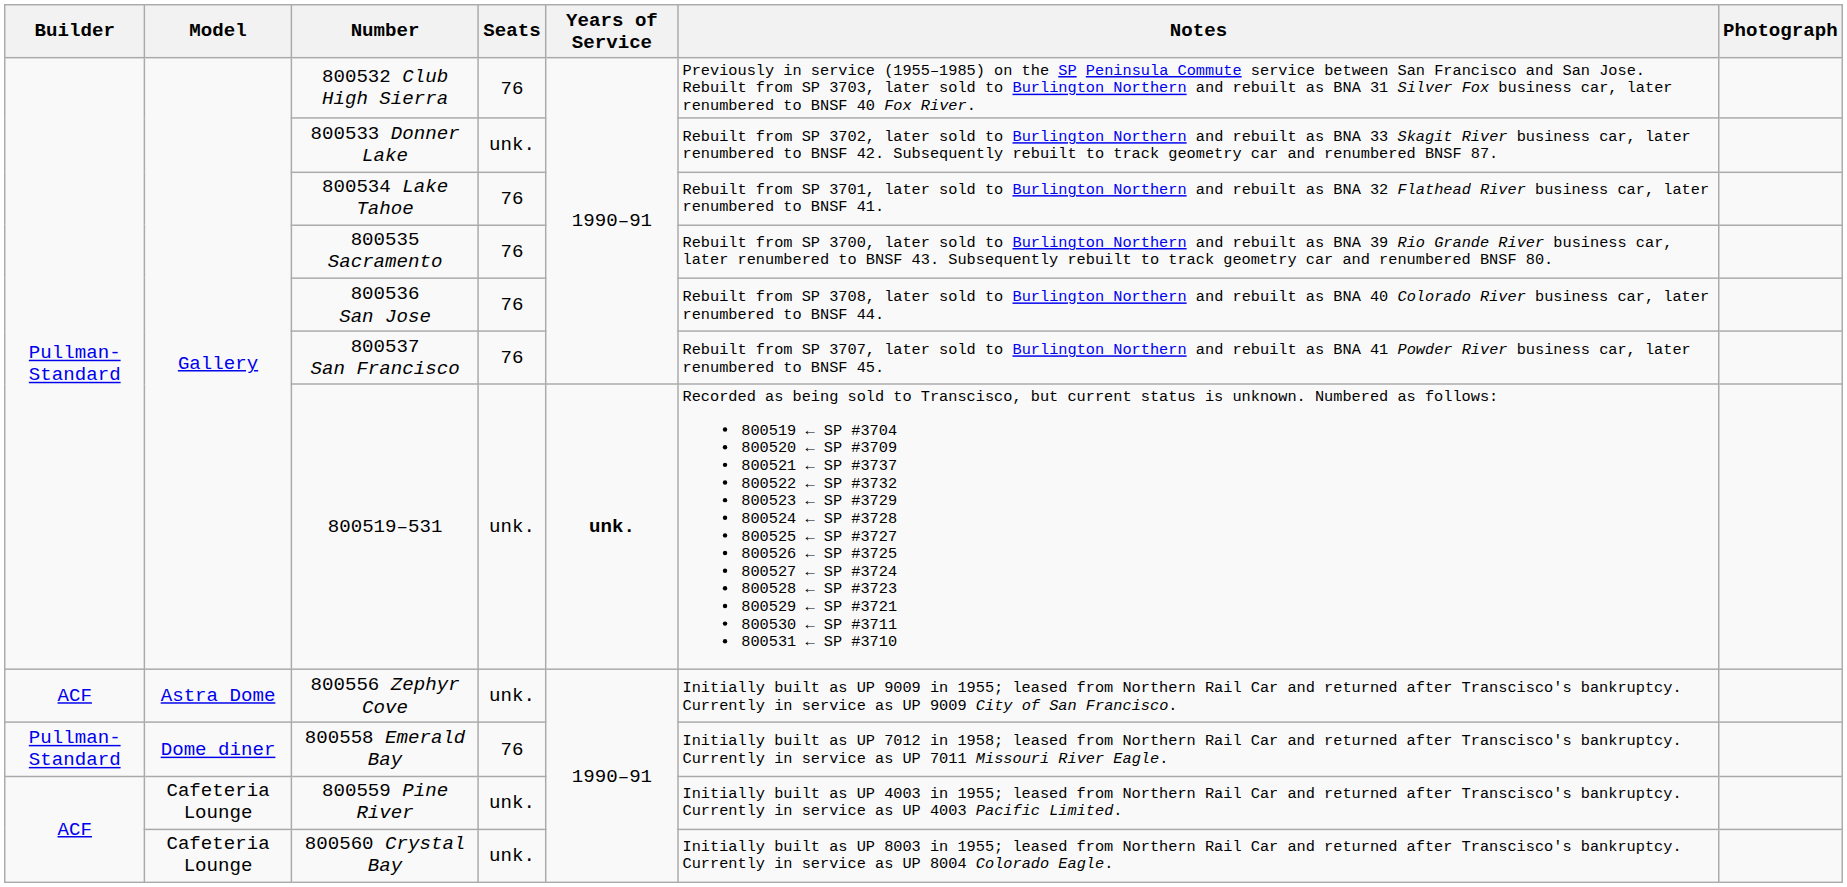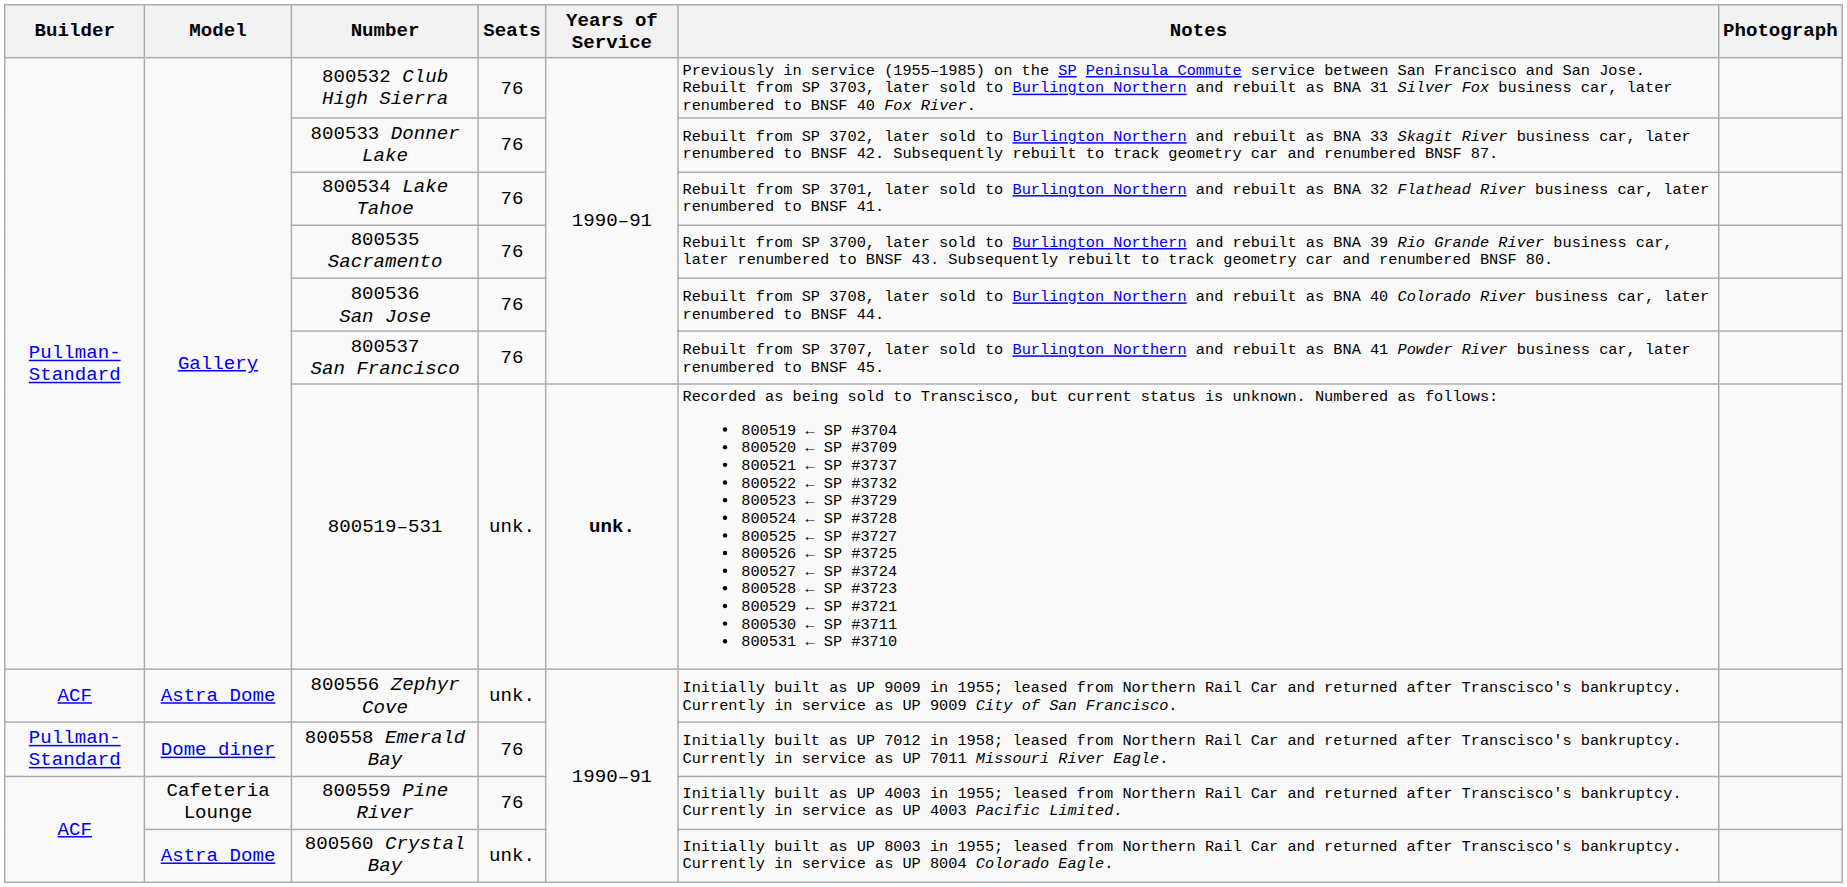(512, 145) unk. -> (512, 145) 76
(512, 802) unk. -> (512, 802) 76
(218, 856) Cafeteria Lounge -> (218, 856) Astra Dome
